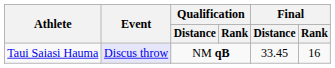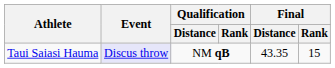(275, 53) 33.45 -> (275, 53) 43.35
(314, 53) 16 -> (314, 53) 15
